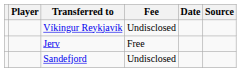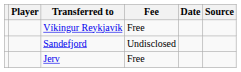(151, 28) Undisclosed -> (136, 28) Free
rows swapped: (52, 43) <-> (65, 59)
